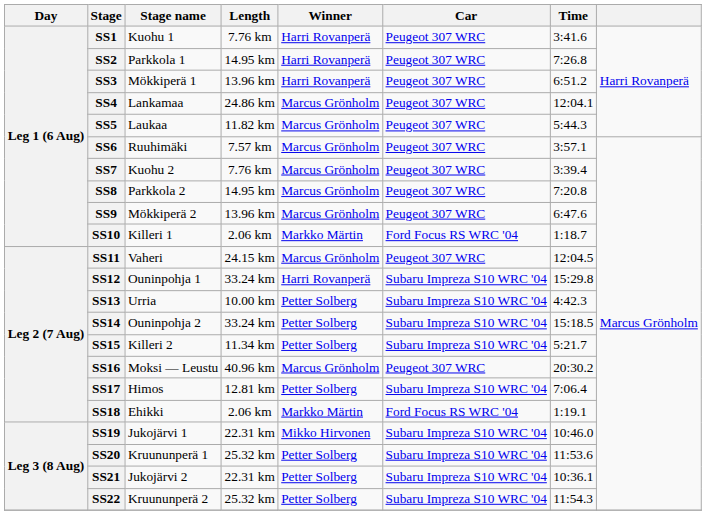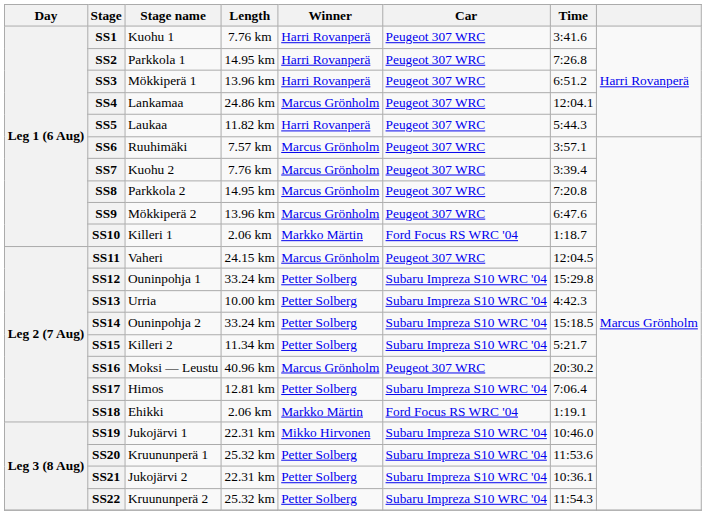(330, 125) Marcus Grönholm -> (326, 125) Harri Rovanperä
(326, 278) Harri Rovanperä -> (319, 278) Petter Solberg
